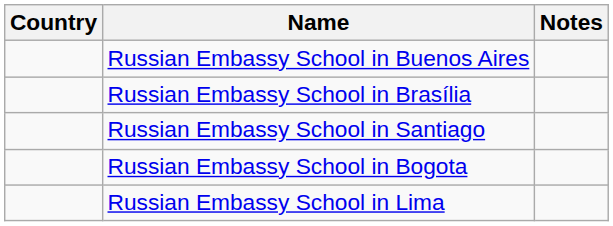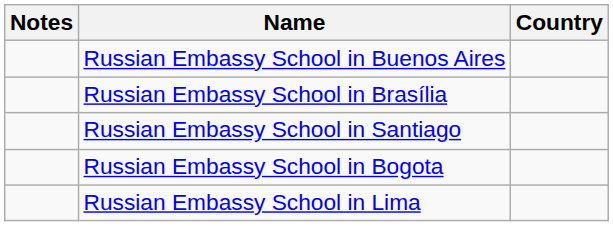columns swapped: (53, 22) <-> (571, 22)
